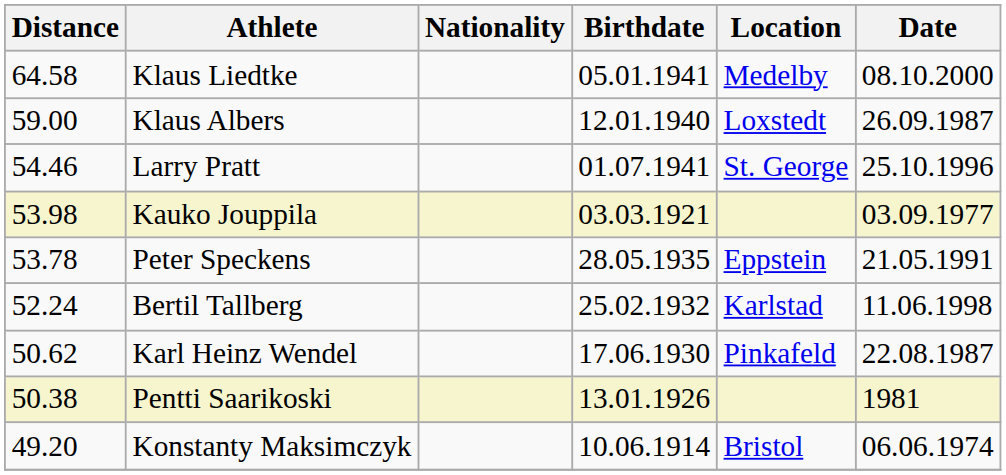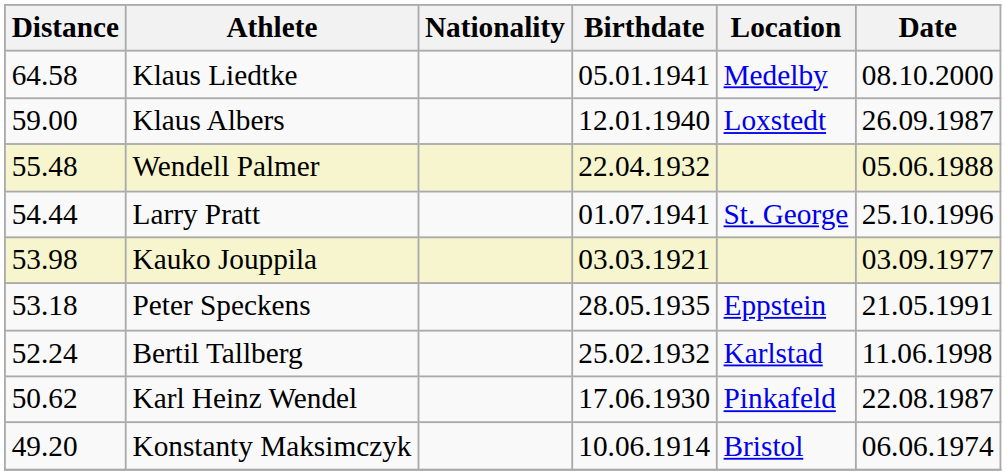+ row: (226, 167)
(45, 167) 54.46 -> (45, 213) 54.44
(45, 259) 53.78 -> (45, 306) 53.18
- row: (232, 399)
